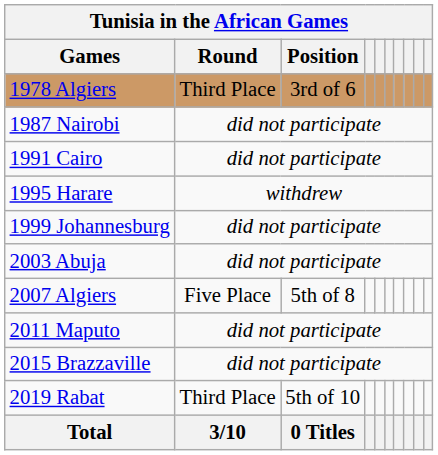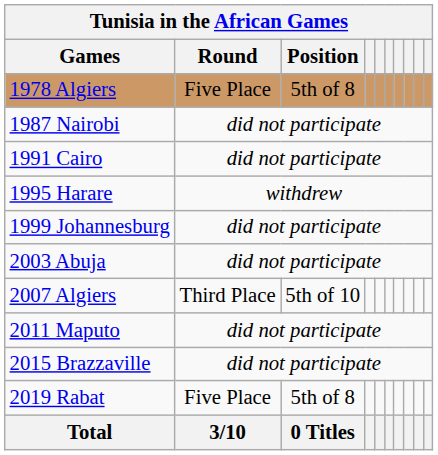(228, 90) Third Place -> (228, 90) Five Place
(323, 90) 3rd of 6 -> (323, 90) 5th of 8
(228, 295) Five Place -> (228, 295) Third Place
(323, 295) 5th of 8 -> (323, 295) 5th of 10
(228, 398) Third Place -> (228, 398) Five Place
(323, 398) 5th of 10 -> (323, 398) 5th of 8
